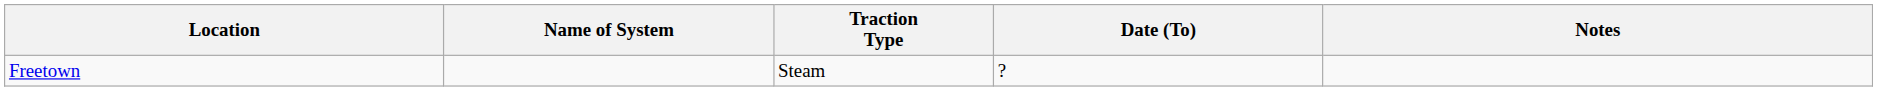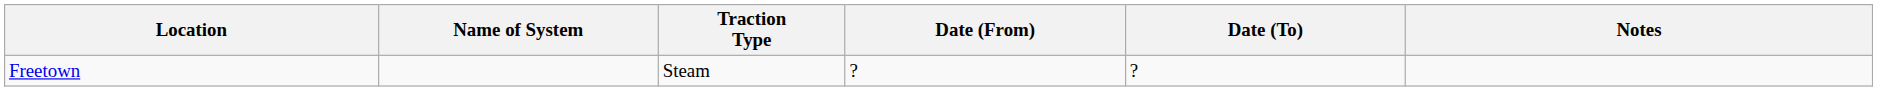+ column: (985, 30)
